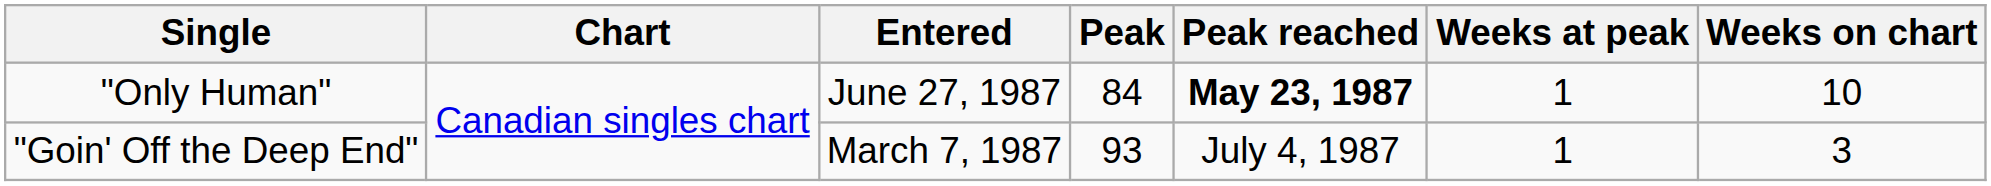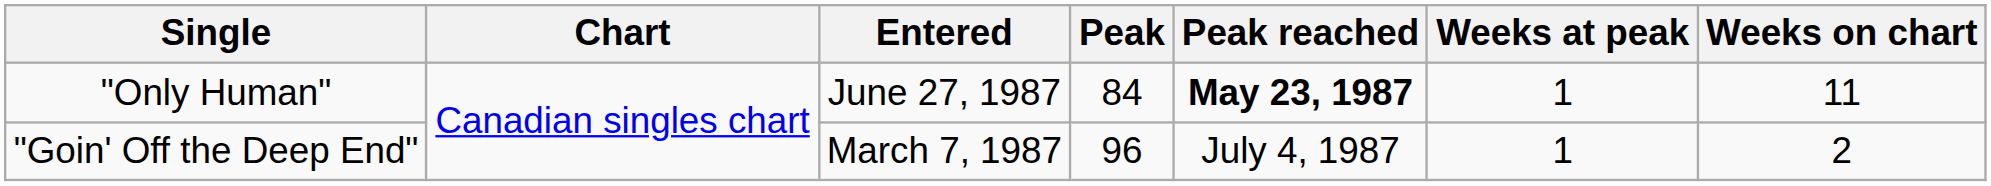(1842, 92) 10 -> (1842, 92) 11
(1122, 150) 93 -> (1122, 150) 96
(1842, 150) 3 -> (1842, 150) 2
